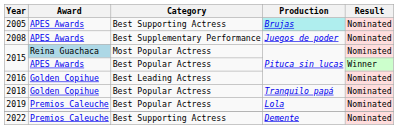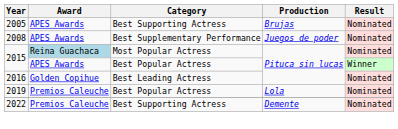(279, 24) paleturquoise background -> (279, 24) no background
- row: (16, 91)
